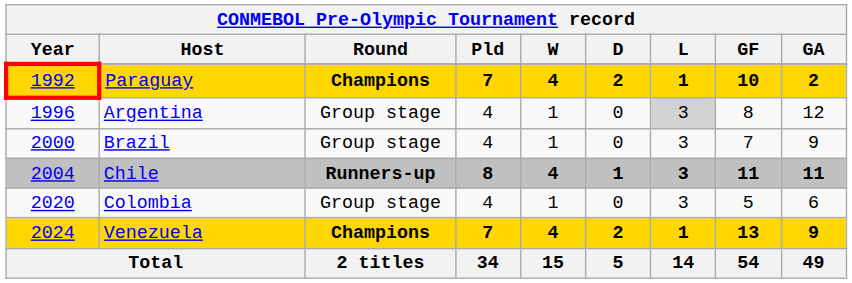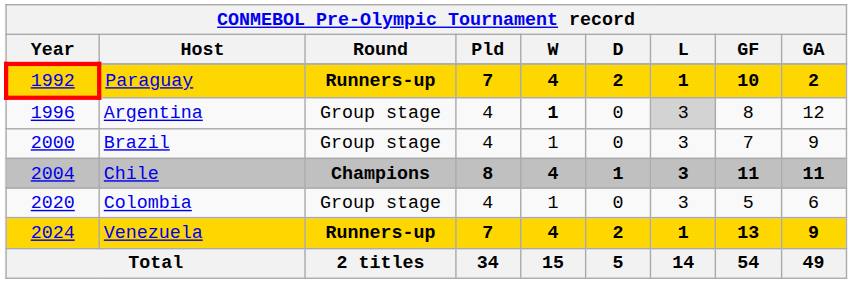(380, 81) Champions -> (380, 81) Runners-up
(553, 113) normal -> (553, 113) bold
(380, 173) Runners-up -> (380, 173) Champions
(380, 233) Champions -> (380, 233) Runners-up
